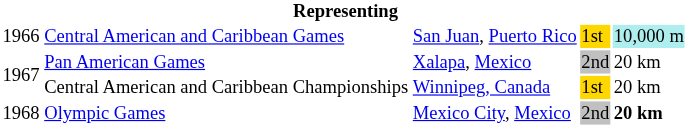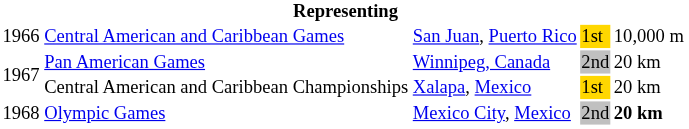(649, 36) paleturquoise background -> (649, 36) no background
(472, 61) Xalapa, Mexico -> (481, 61) Winnipeg, Canada
(481, 87) Winnipeg, Canada -> (472, 87) Xalapa, Mexico
